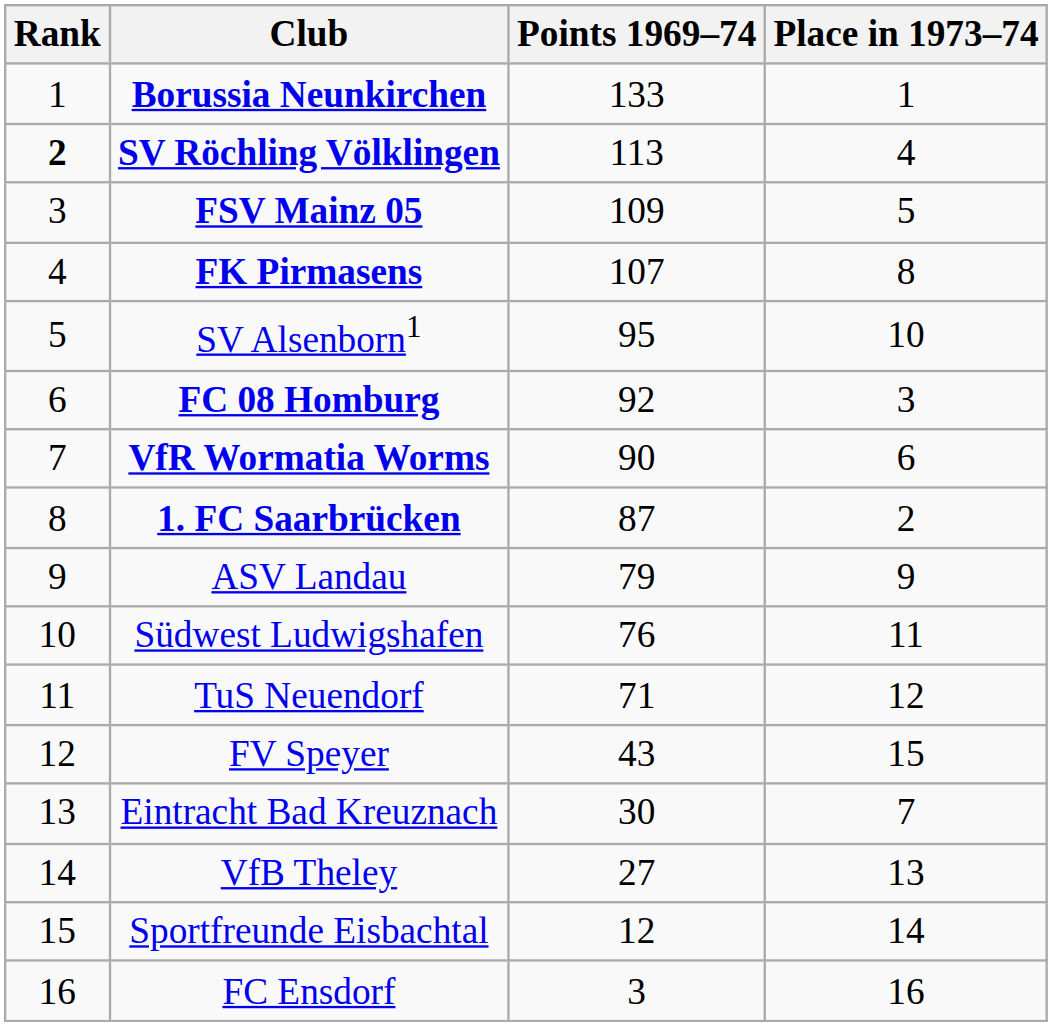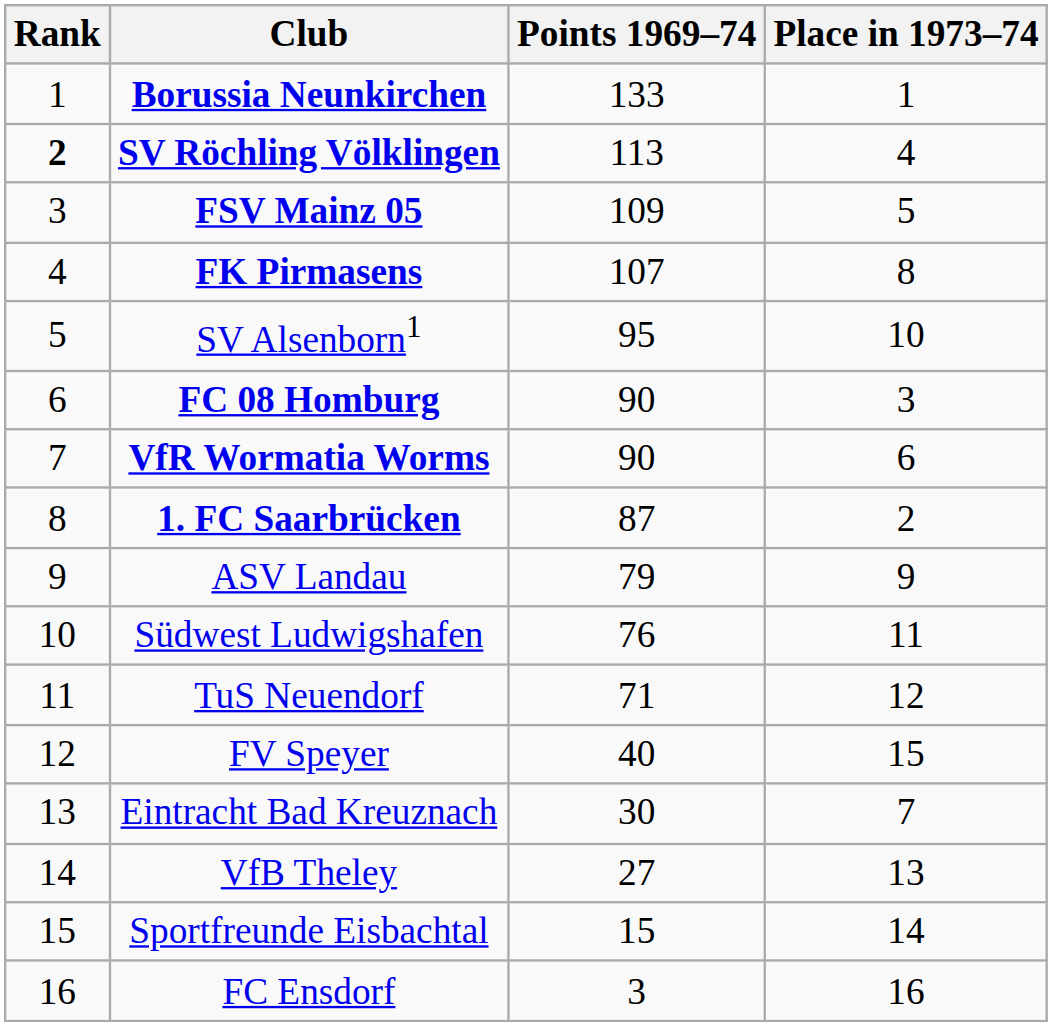(637, 398) 92 -> (637, 398) 90
(637, 753) 43 -> (637, 753) 40
(637, 931) 12 -> (637, 931) 15
